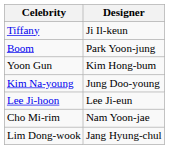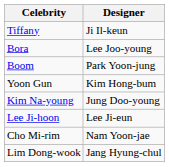+ row: (18, 48)
